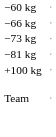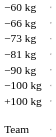+ row: (20, 70)
+ row: (23, 85)
